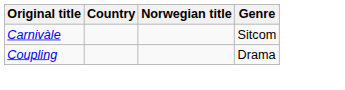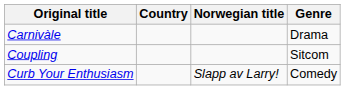(257, 34) Sitcom -> (309, 34) Drama
(257, 54) Drama -> (309, 54) Sitcom
+ row: (70, 74)
